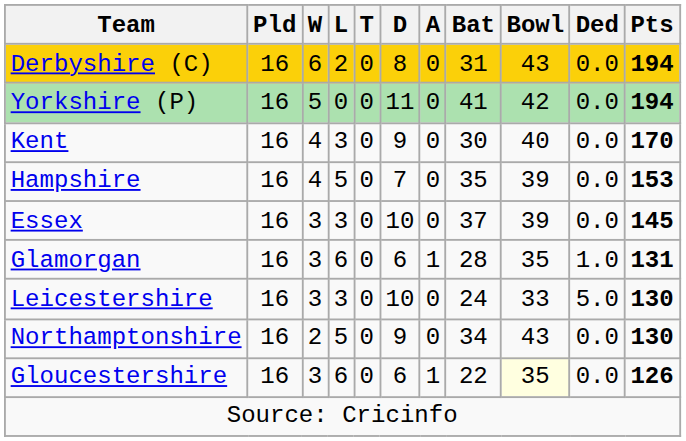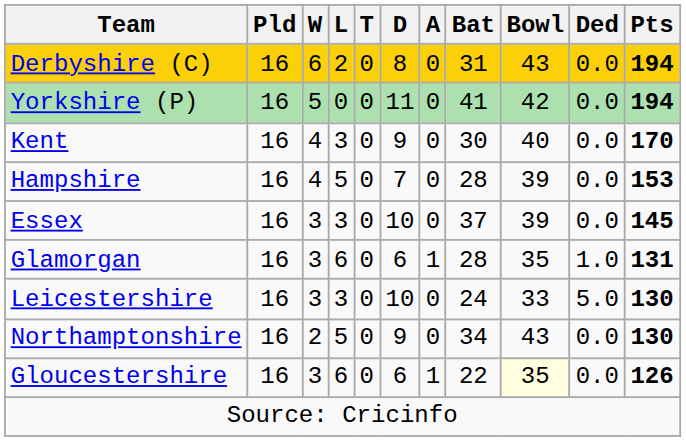(473, 181) 35 -> (473, 181) 28
